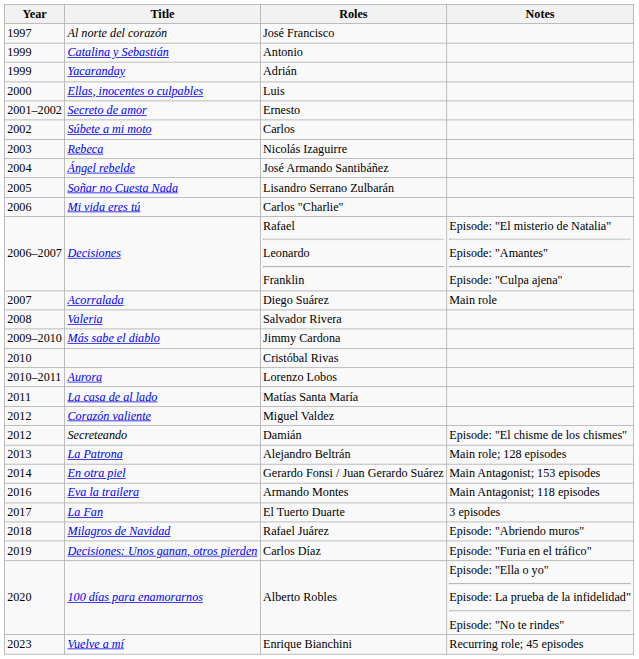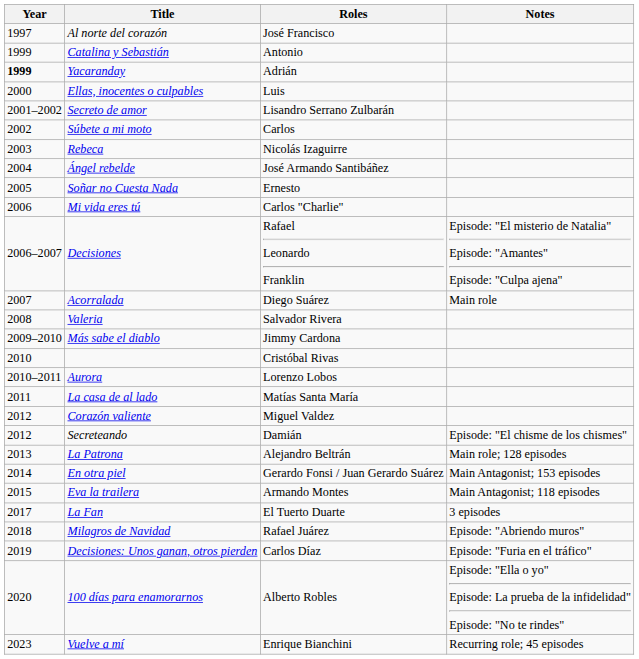(19, 71) normal -> (19, 71) bold
(282, 110) Ernesto -> (329, 110) Lisandro Serrano Zulbarán
(329, 187) Lisandro Serrano Zulbarán -> (282, 187) Ernesto
(19, 493) 2016 -> (19, 493) 2015
